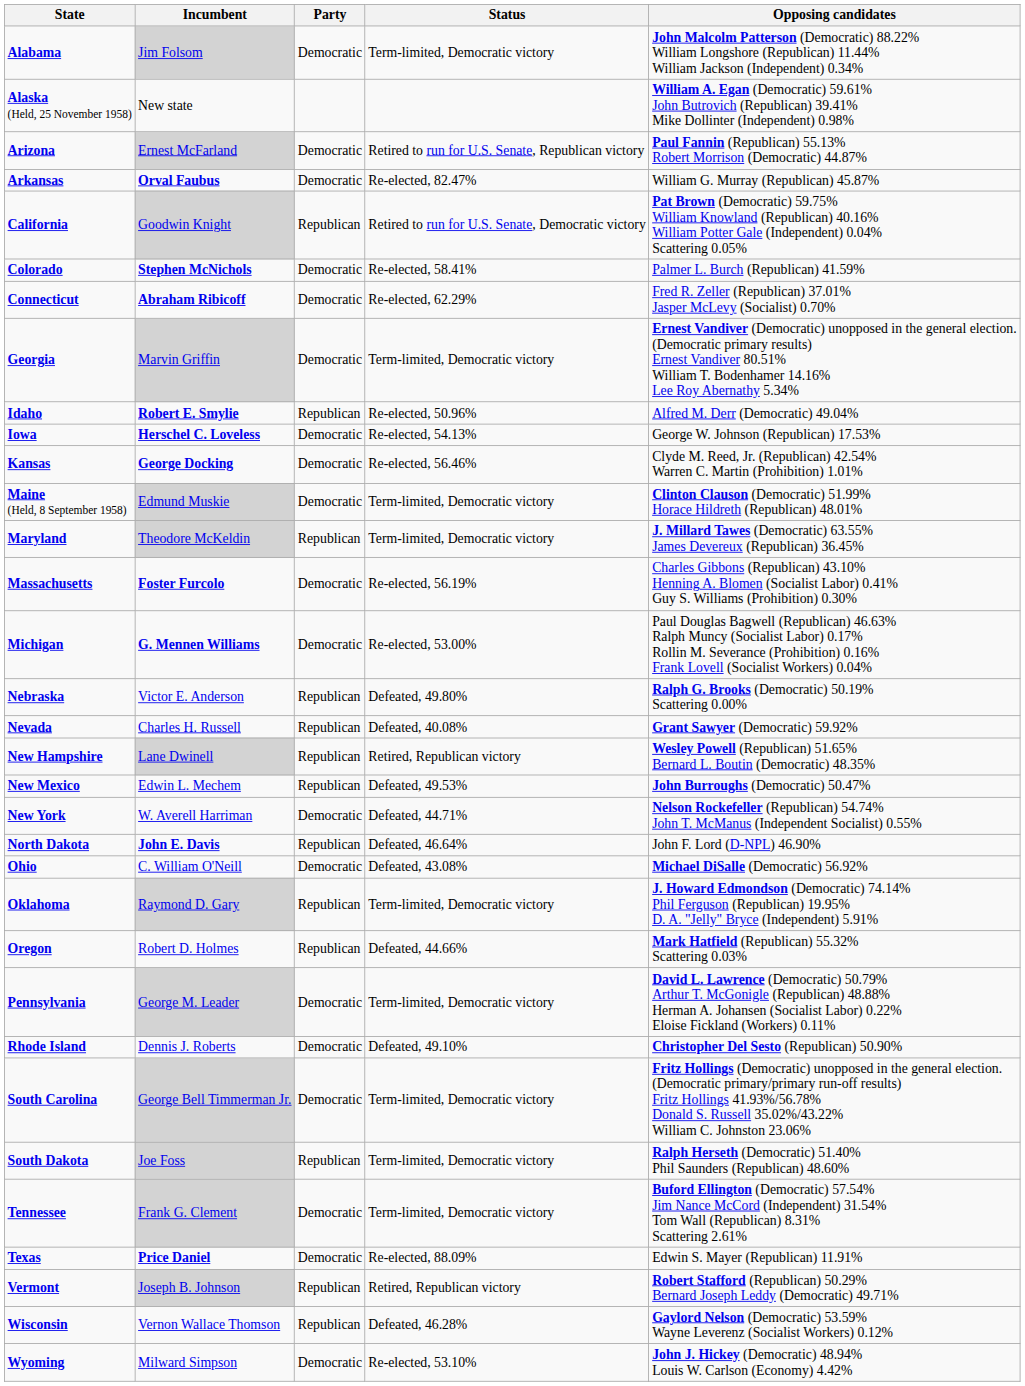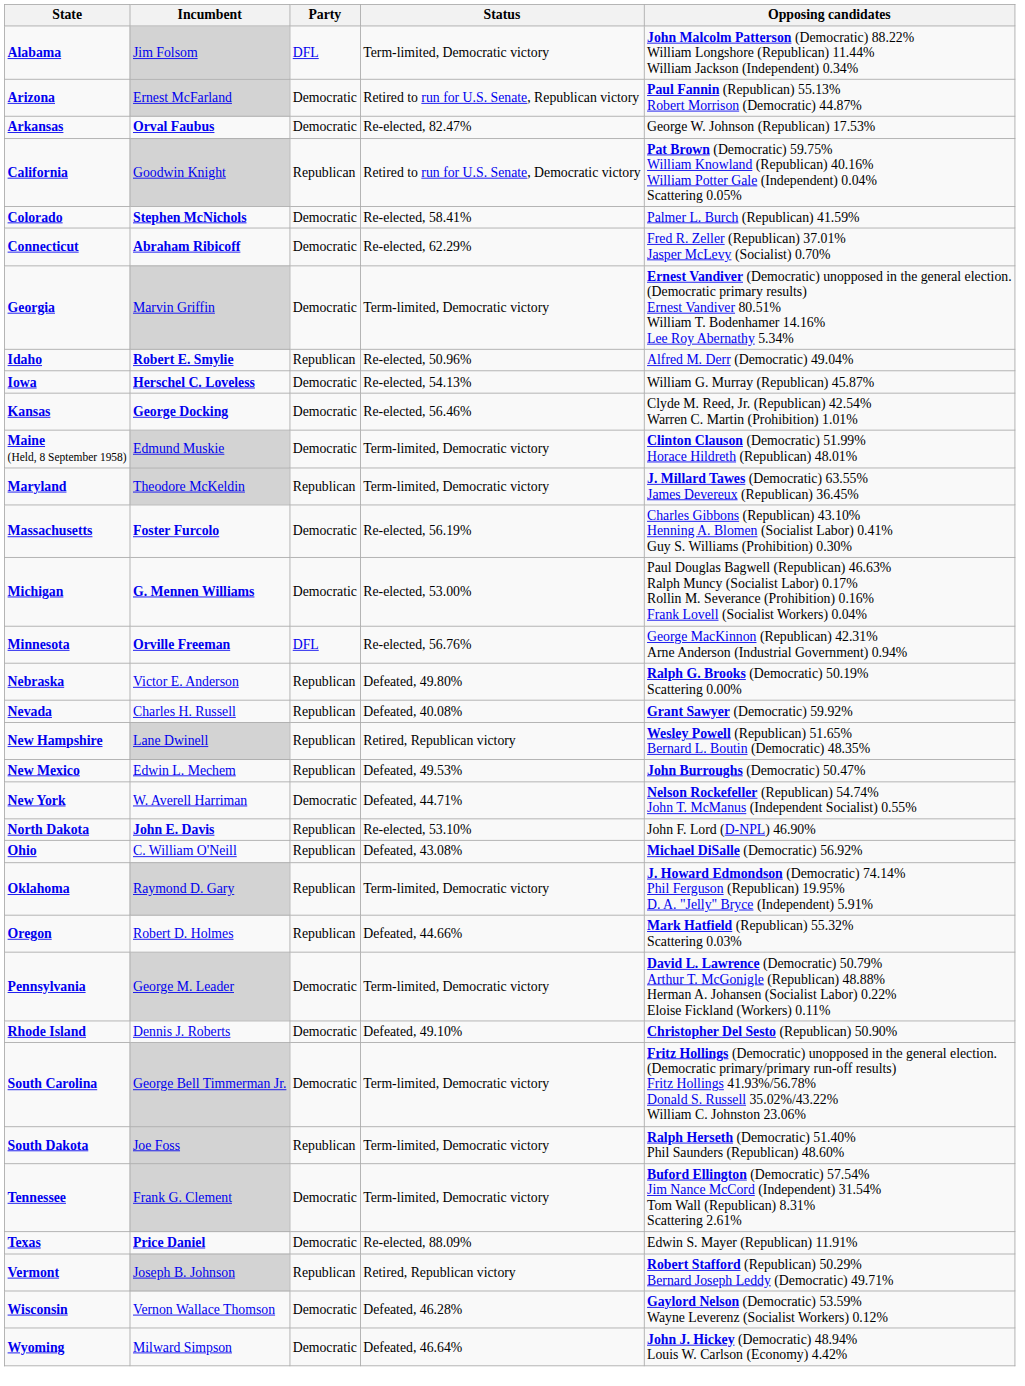(330, 52) Democratic -> (306, 52) DFL
- row: (70, 105)
(766, 180) William G. Murray (Republican) 45.87% -> (761, 127) George W. Johnson (Republican) 17.53%
(766, 434) George W. Johnson (Republican) 17.53% -> (761, 382) William G. Murray (Republican) 45.87%
+ row: (39, 644)
(418, 845) Defeated, 46.64% -> (417, 829) Re-elected, 53.10%
(330, 867) Democratic -> (324, 851) Republican
(329, 1325) Republican -> (325, 1309) Democratic
(422, 1362) Re-elected, 53.10% -> (413, 1347) Defeated, 46.64%
